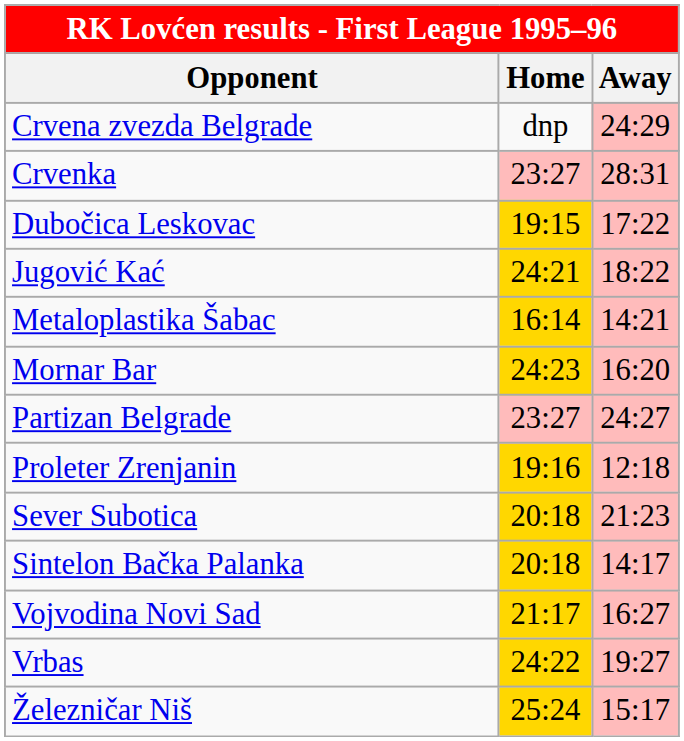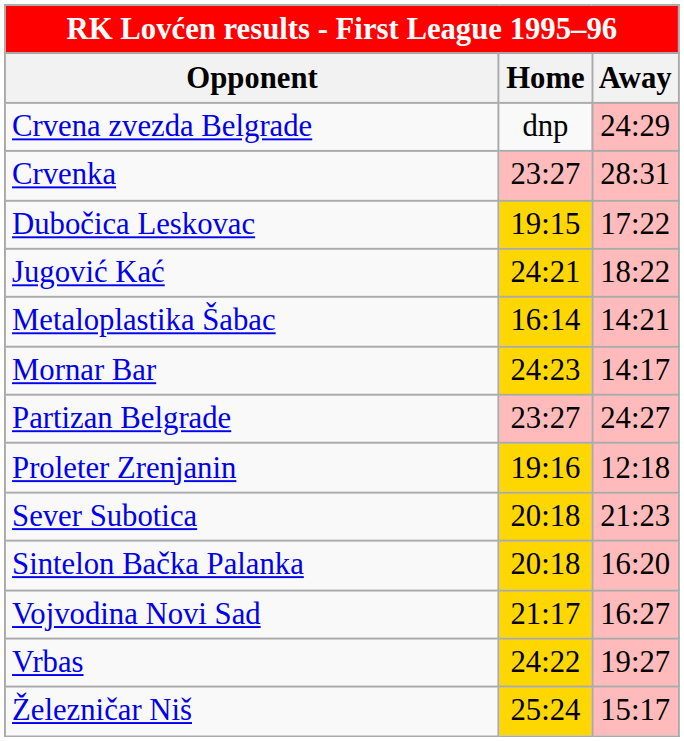(635, 369) 16:20 -> (635, 369) 14:17
(635, 564) 14:17 -> (635, 564) 16:20
